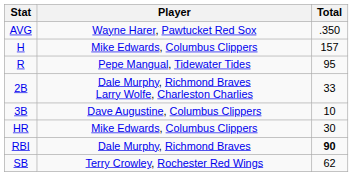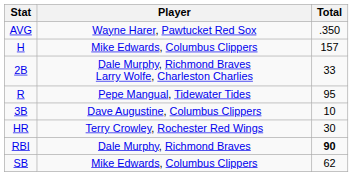rows swapped: (21, 64) <-> (21, 88)
(174, 128) Mike Edwards, Columbus Clippers -> (174, 128) Terry Crowley, Rochester Red Wings
(174, 163) Terry Crowley, Rochester Red Wings -> (174, 163) Mike Edwards, Columbus Clippers
